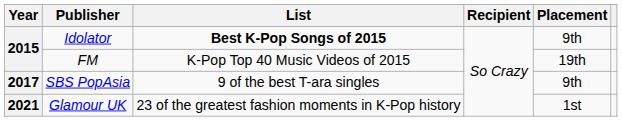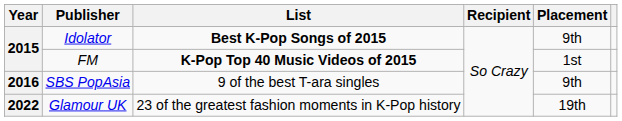(299, 60) normal -> (299, 60) bold
(572, 60) 19th -> (572, 60) 1st
(23, 82) 2017 -> (23, 82) 2016
(23, 104) 2021 -> (23, 104) 2022
(572, 104) 1st -> (572, 104) 19th
